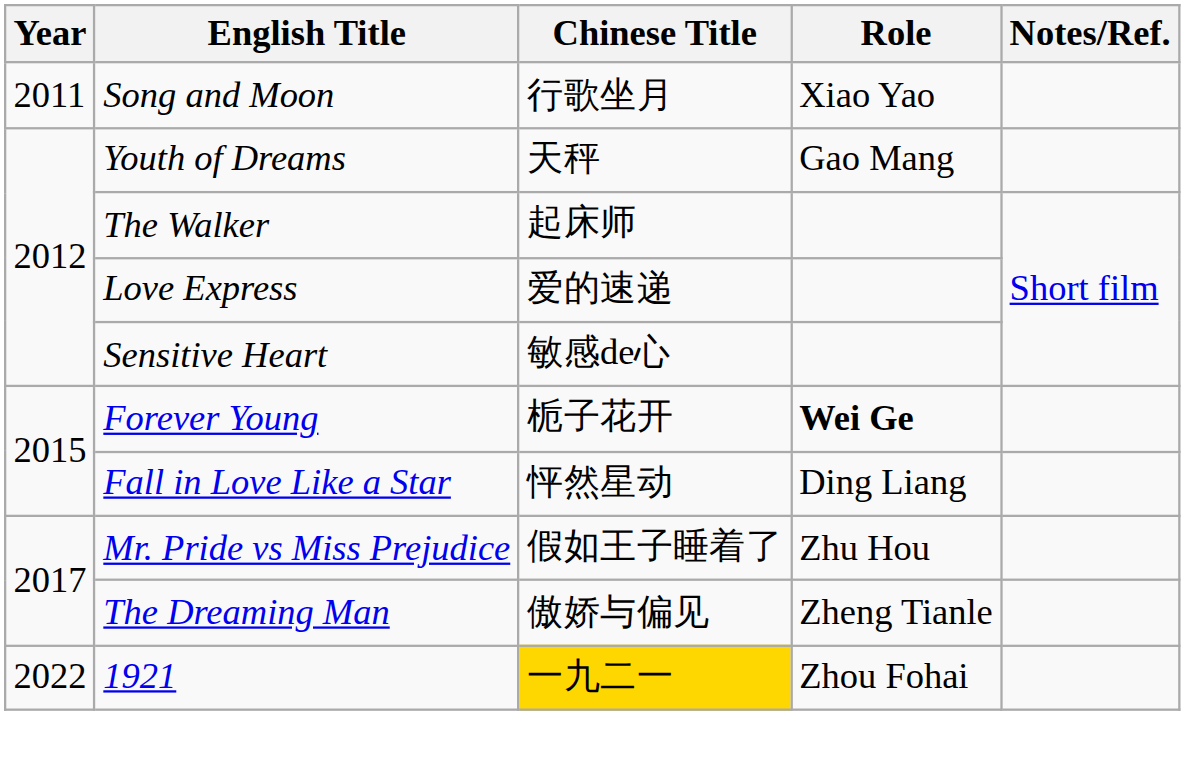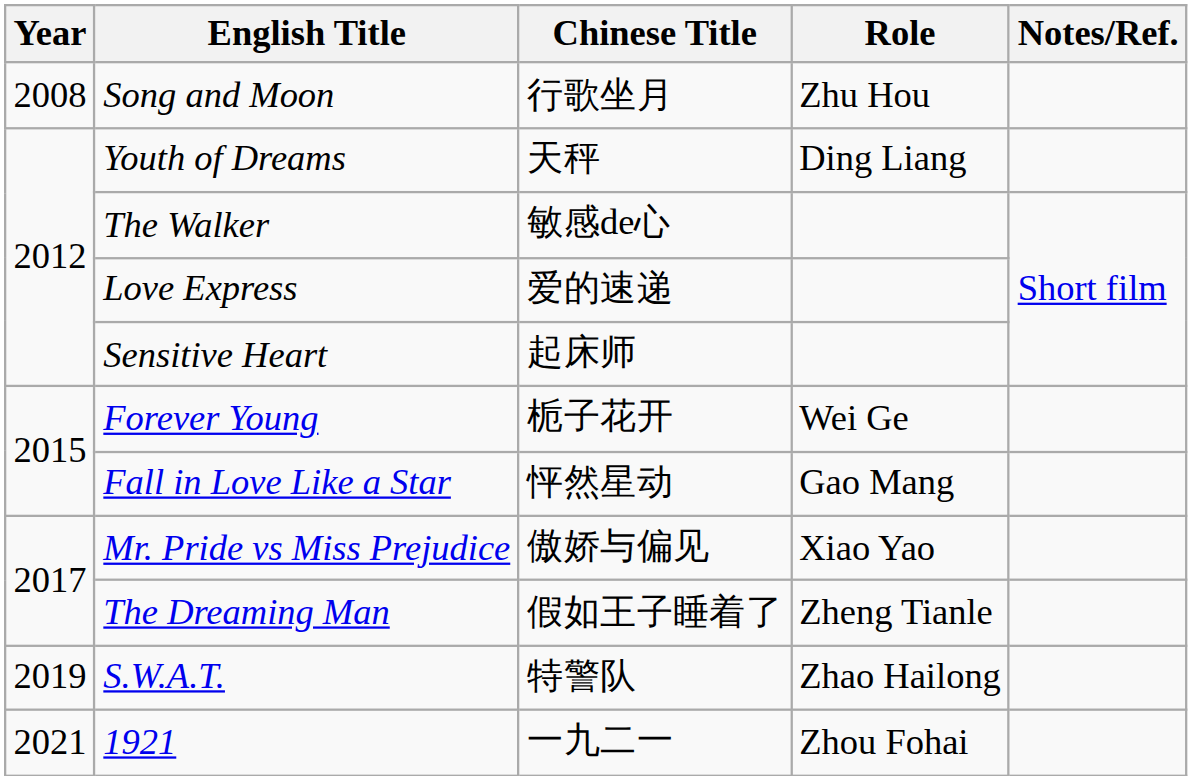(49, 94) 2011 -> (50, 94) 2008
(867, 94) Xiao Yao -> (865, 94) Zhu Hou
(877, 159) Gao Mang -> (883, 159) Ding Liang
(582, 222) 起床师 -> (599, 222) 敏感de心
(599, 352) 敏感de心 -> (582, 352) 起床师
(857, 418) bold -> (854, 418) normal
(883, 482) Ding Liang -> (877, 482) Gao Mang
(655, 546) 假如王子睡着了 -> (618, 546) 傲娇与偏见
(865, 547) Zhu Hou -> (867, 547) Xiao Yao
(618, 611) 傲娇与偏见 -> (655, 611) 假如王子睡着了
+ row: (164, 676)
(50, 676) 2022 -> (50, 741) 2021
(600, 675) gold background -> (600, 740) no background
